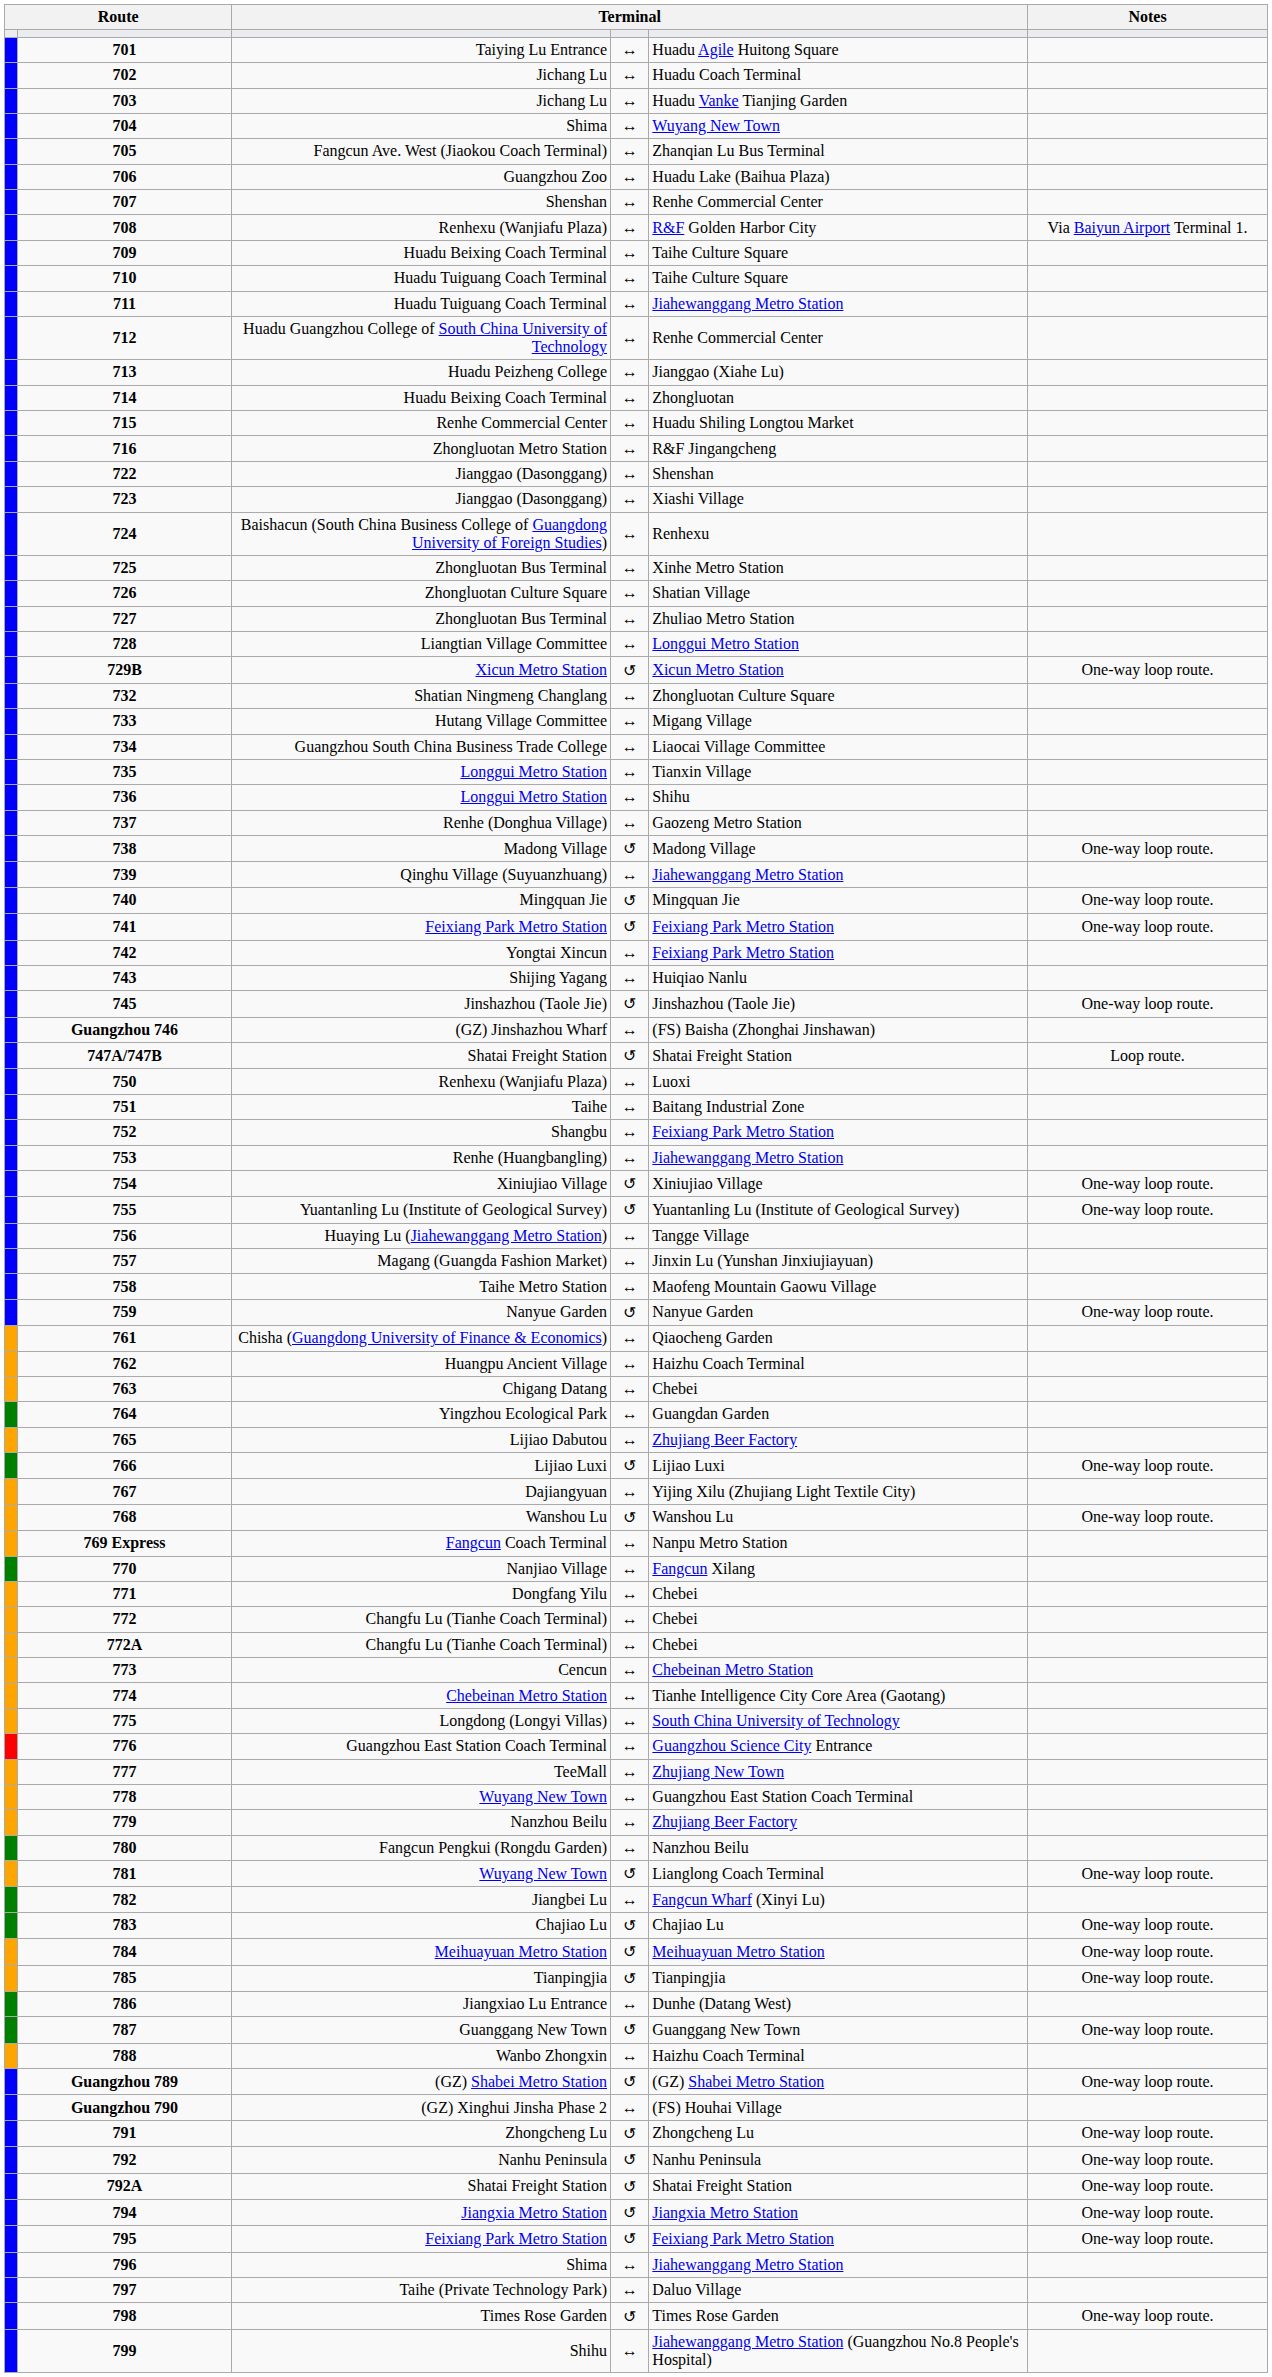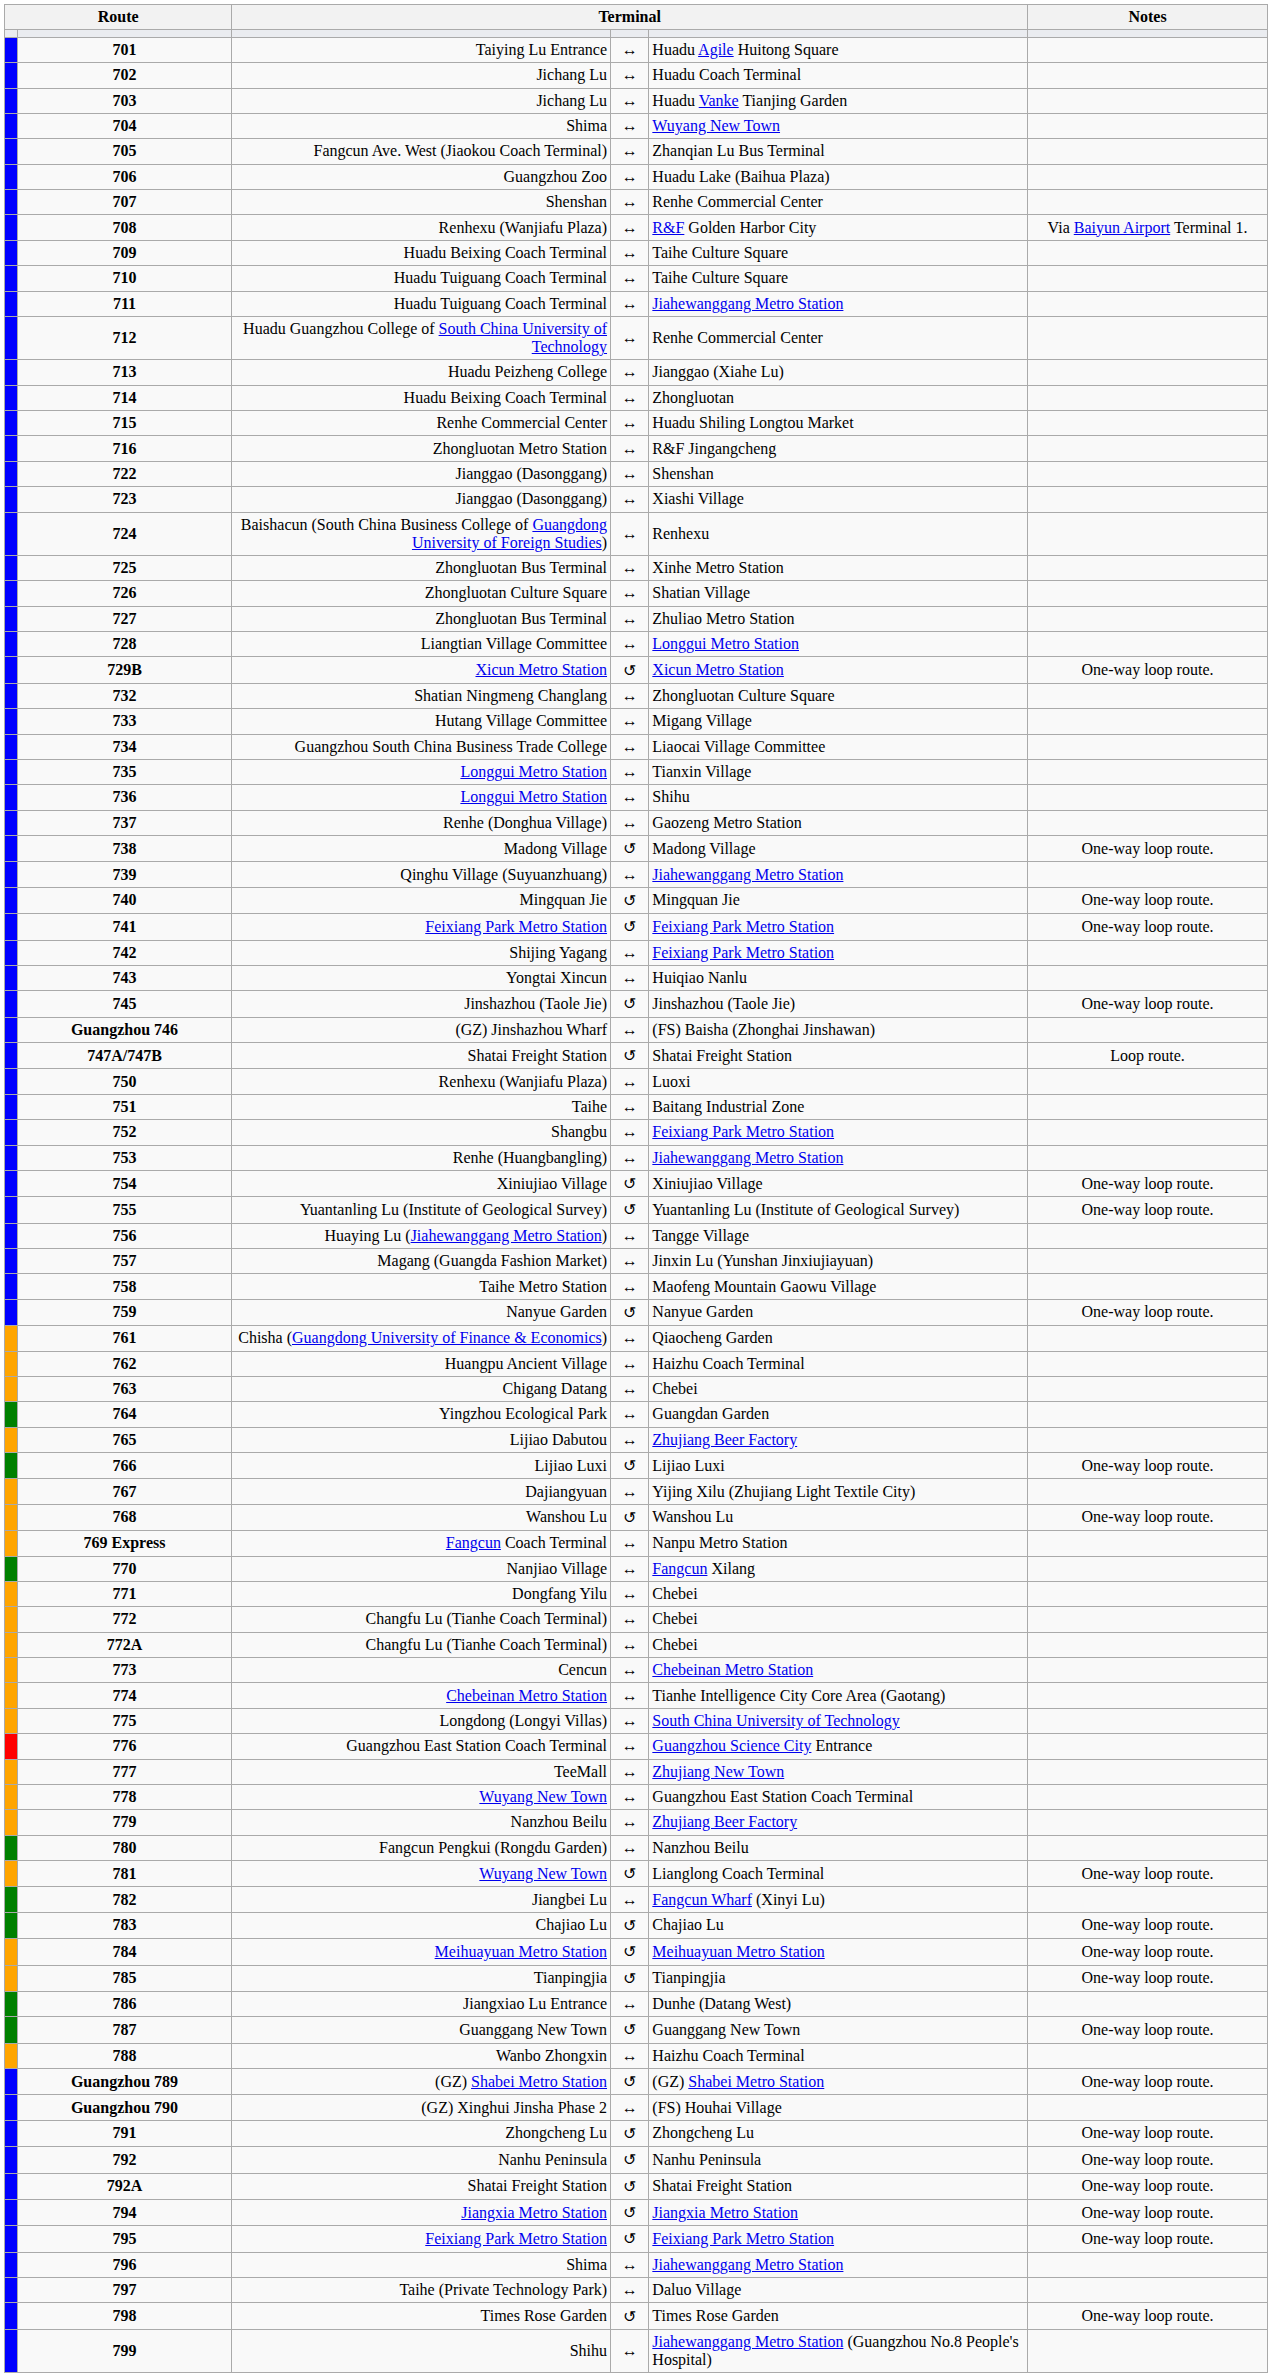(557, 952) Yongtai Xincun -> (558, 952) Shijing Yagang
(558, 978) Shijing Yagang -> (557, 978) Yongtai Xincun
